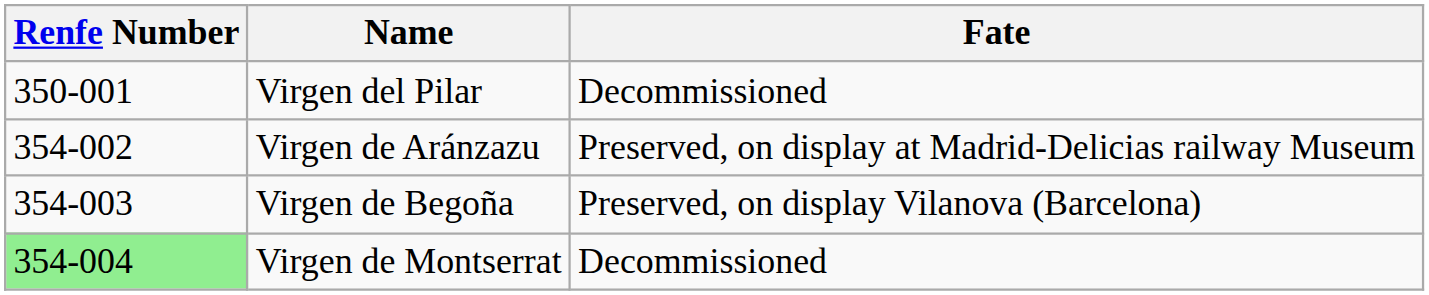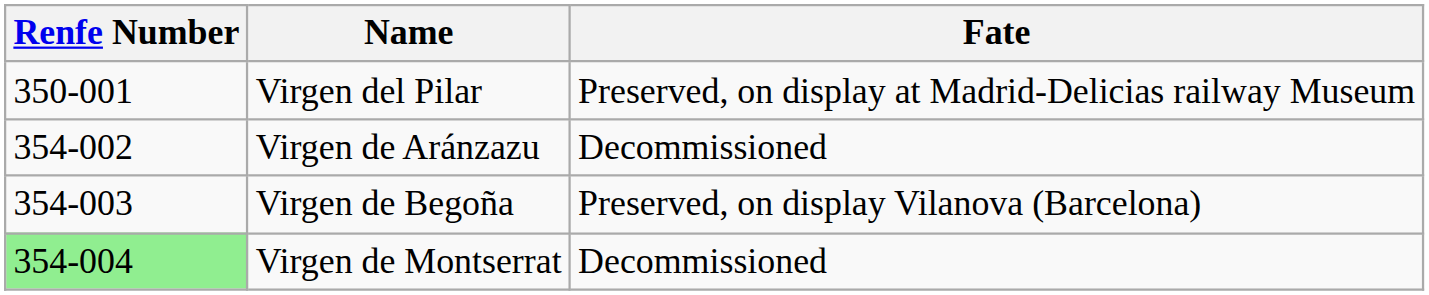(703, 89) Decommissioned -> (997, 89) Preserved, on display at Madrid-Delicias railway Museum
(997, 146) Preserved, on display at Madrid-Delicias railway Museum -> (703, 146) Decommissioned
